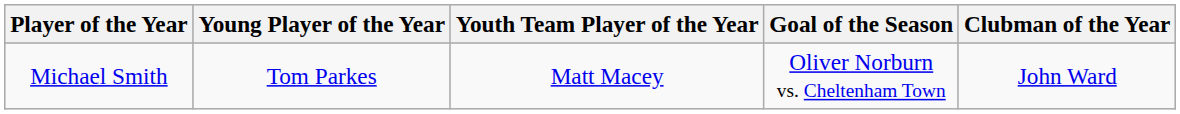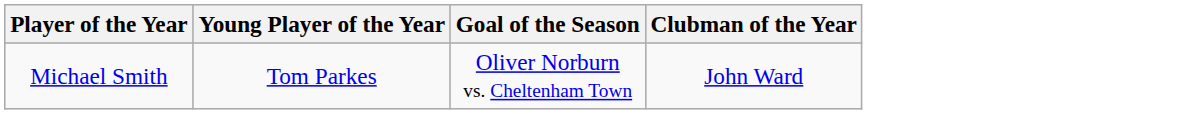- column: (607, 23)
